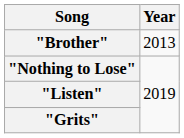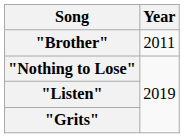(159, 42) 2013 -> (159, 42) 2011
